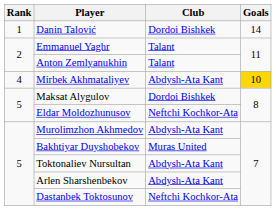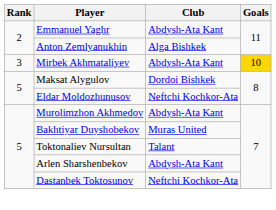- row: (66, 29)
(161, 46) Talant -> (186, 29) Abdysh-Ata Kant
(161, 63) Talant -> (177, 46) Alga Bishkek
(19, 79) 4 -> (19, 63) 3
(186, 163) Abdysh-Ata Kant -> (161, 146) Talant
